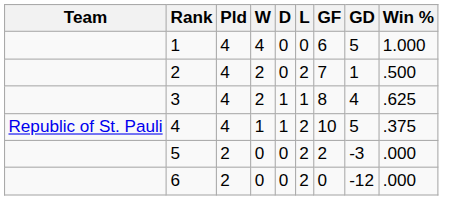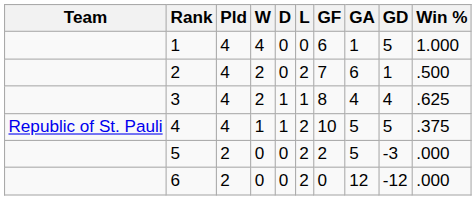+ column: (362, 18)
